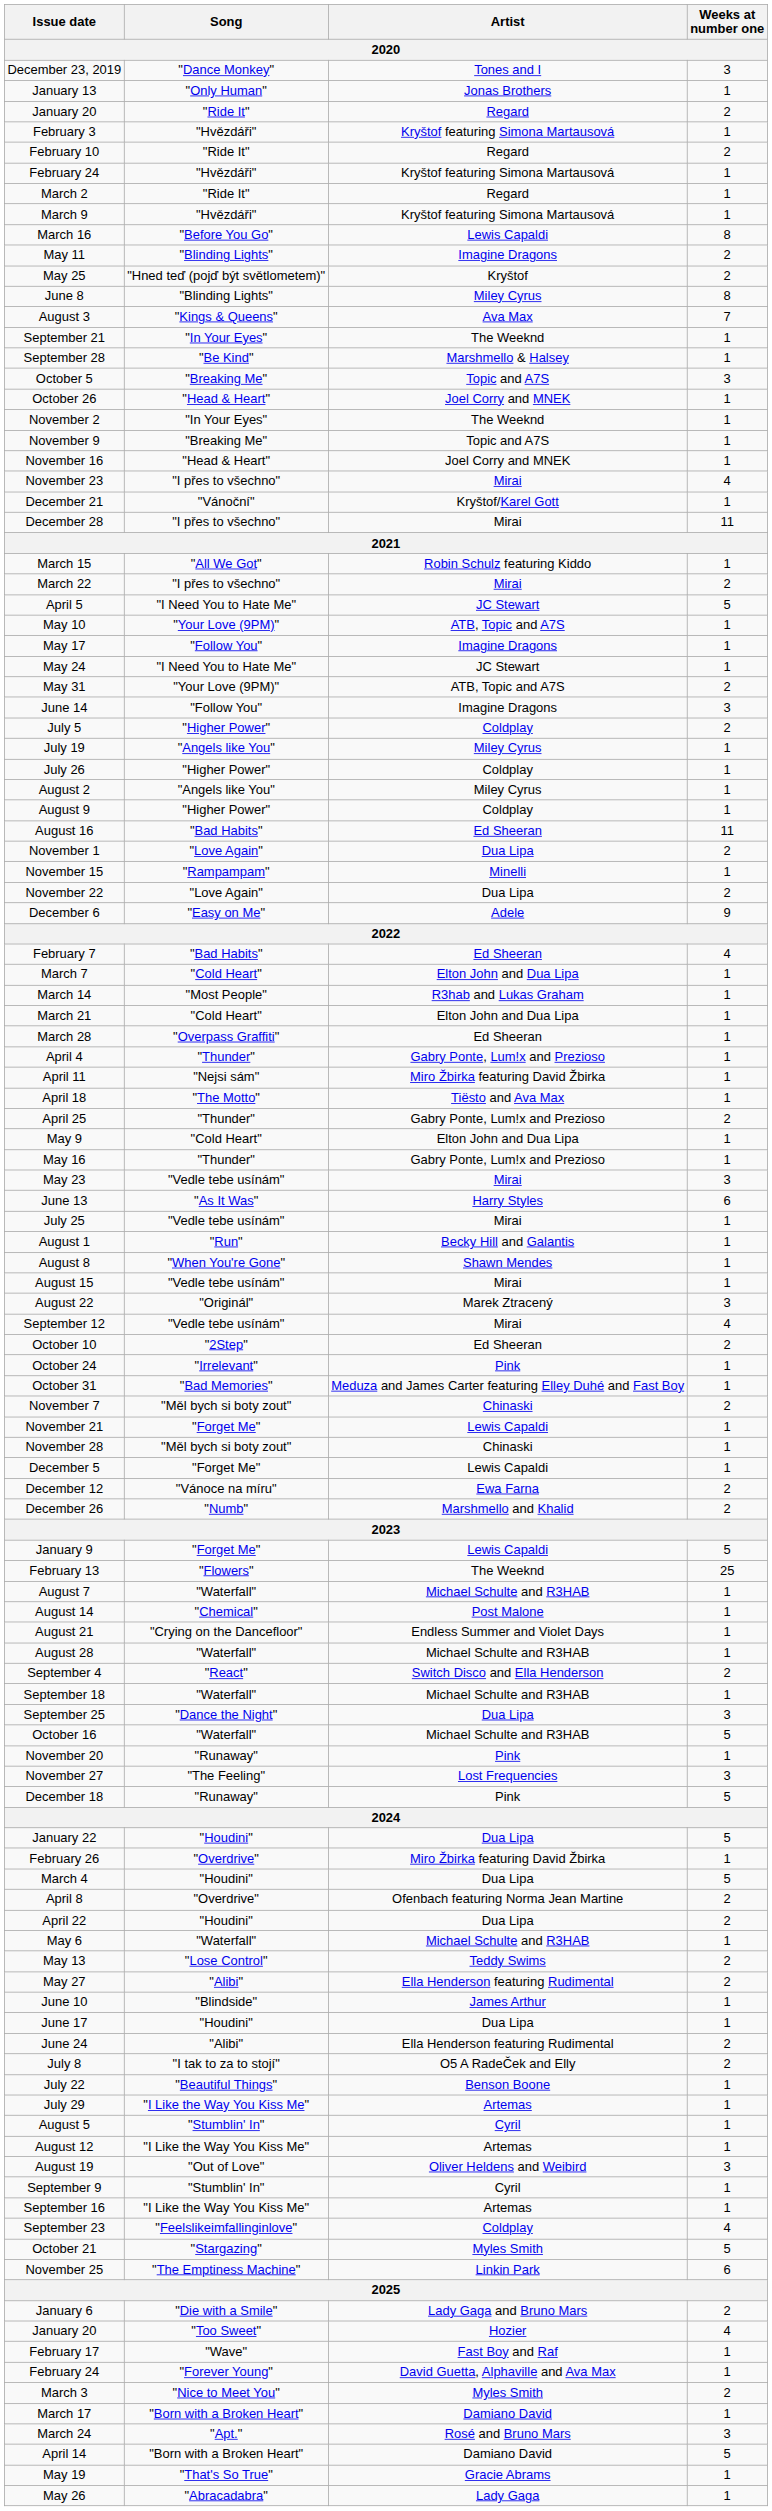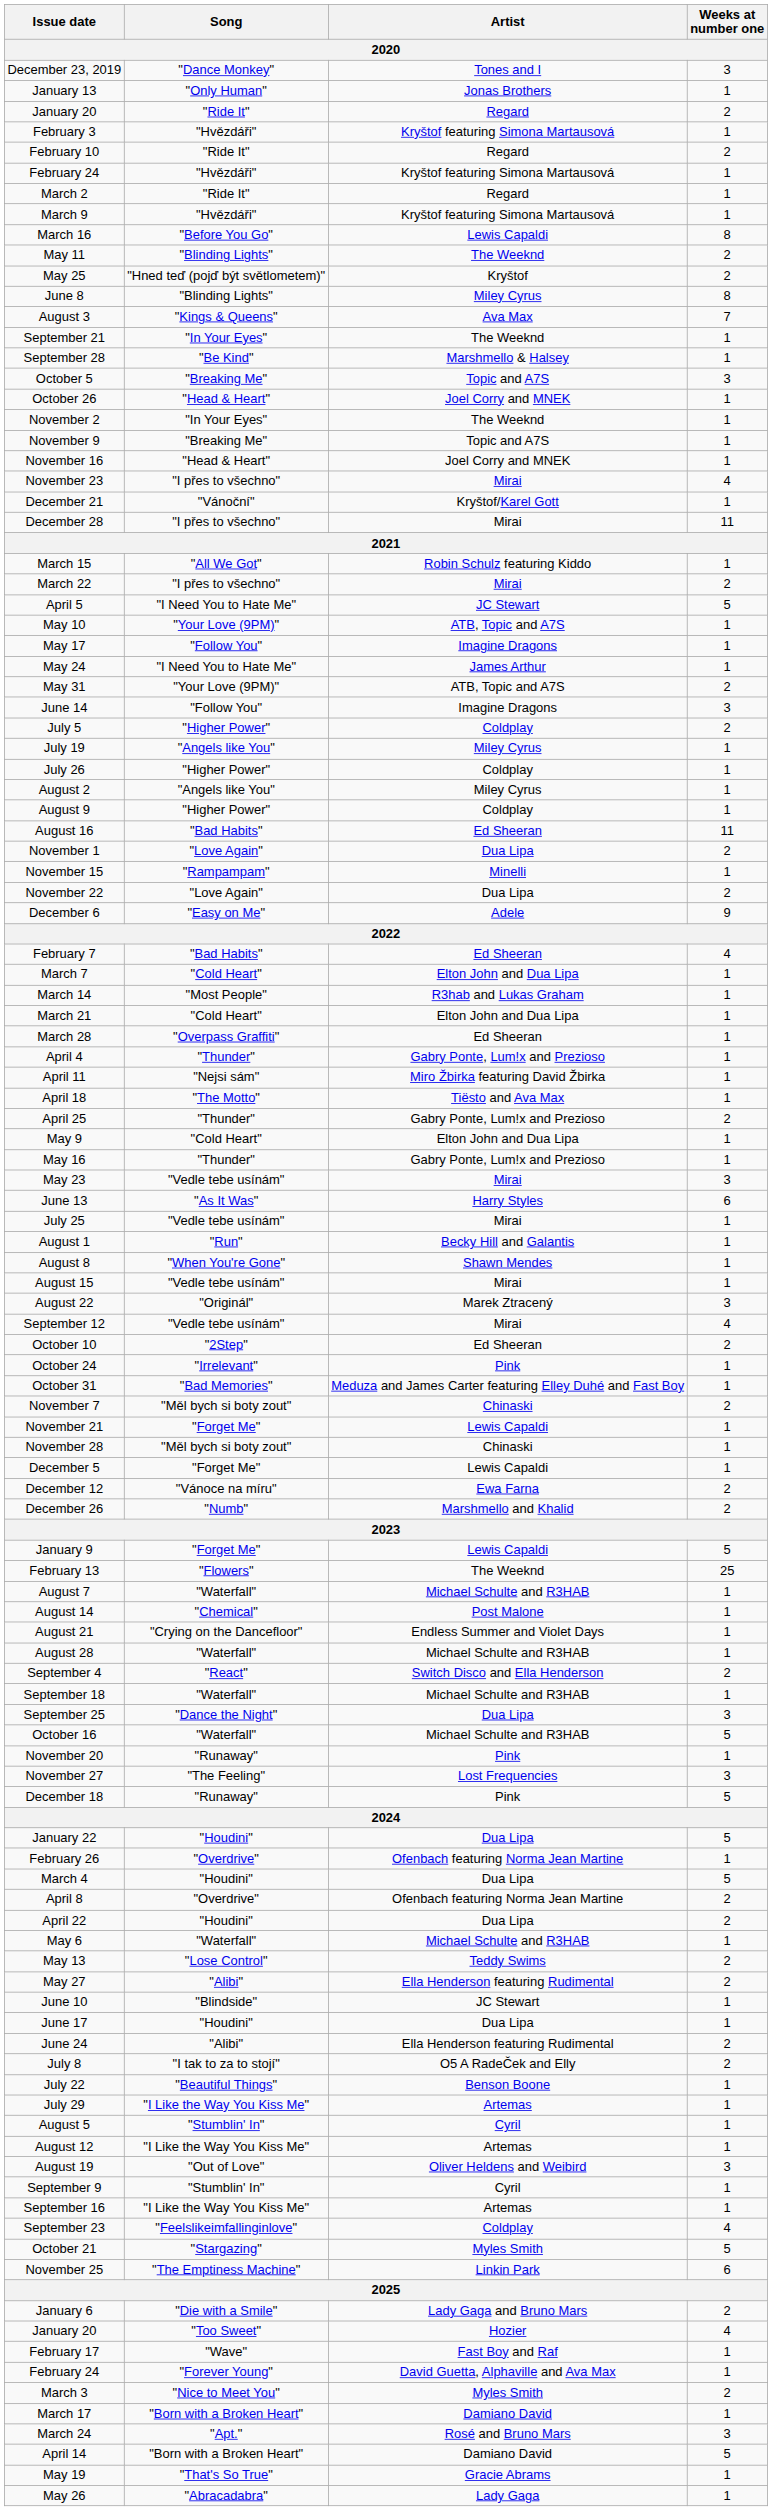(508, 255) Imagine Dragons -> (508, 255) The Weeknd
(508, 666) JC Stewart -> (508, 666) James Arthur
(508, 1858) Miro Žbirka featuring David Žbirka -> (508, 1858) Ofenbach featuring Norma Jean Martine
(508, 2002) James Arthur -> (508, 2002) JC Stewart
